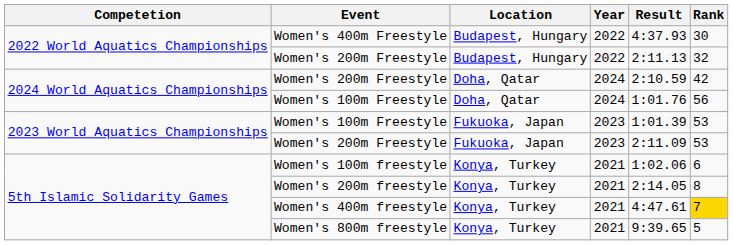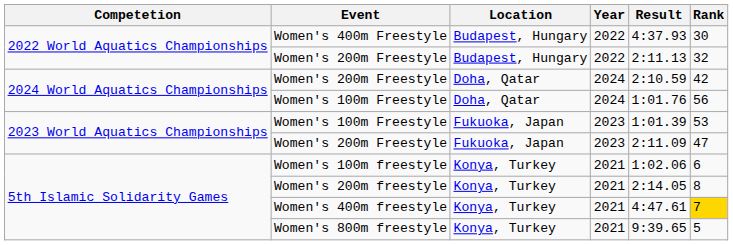(701, 144) 53 -> (701, 144) 47
